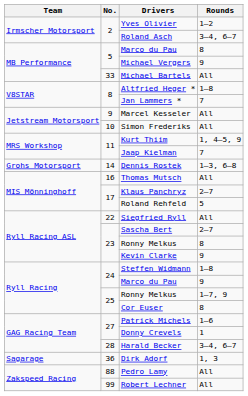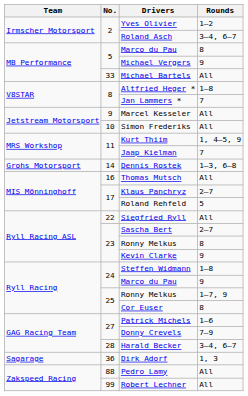(202, 333) 1 -> (206, 333) 7–9
